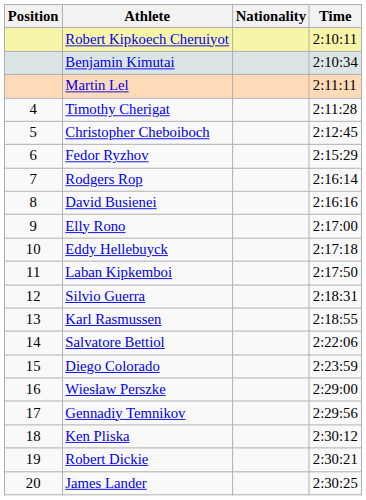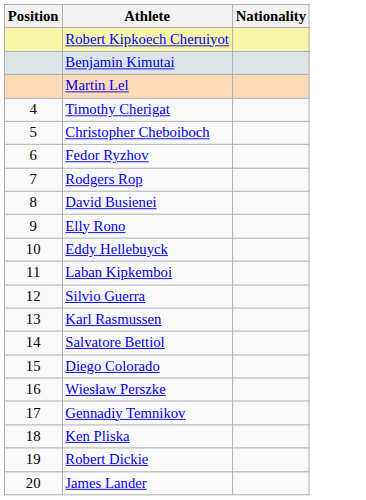- column: (335, 16)
